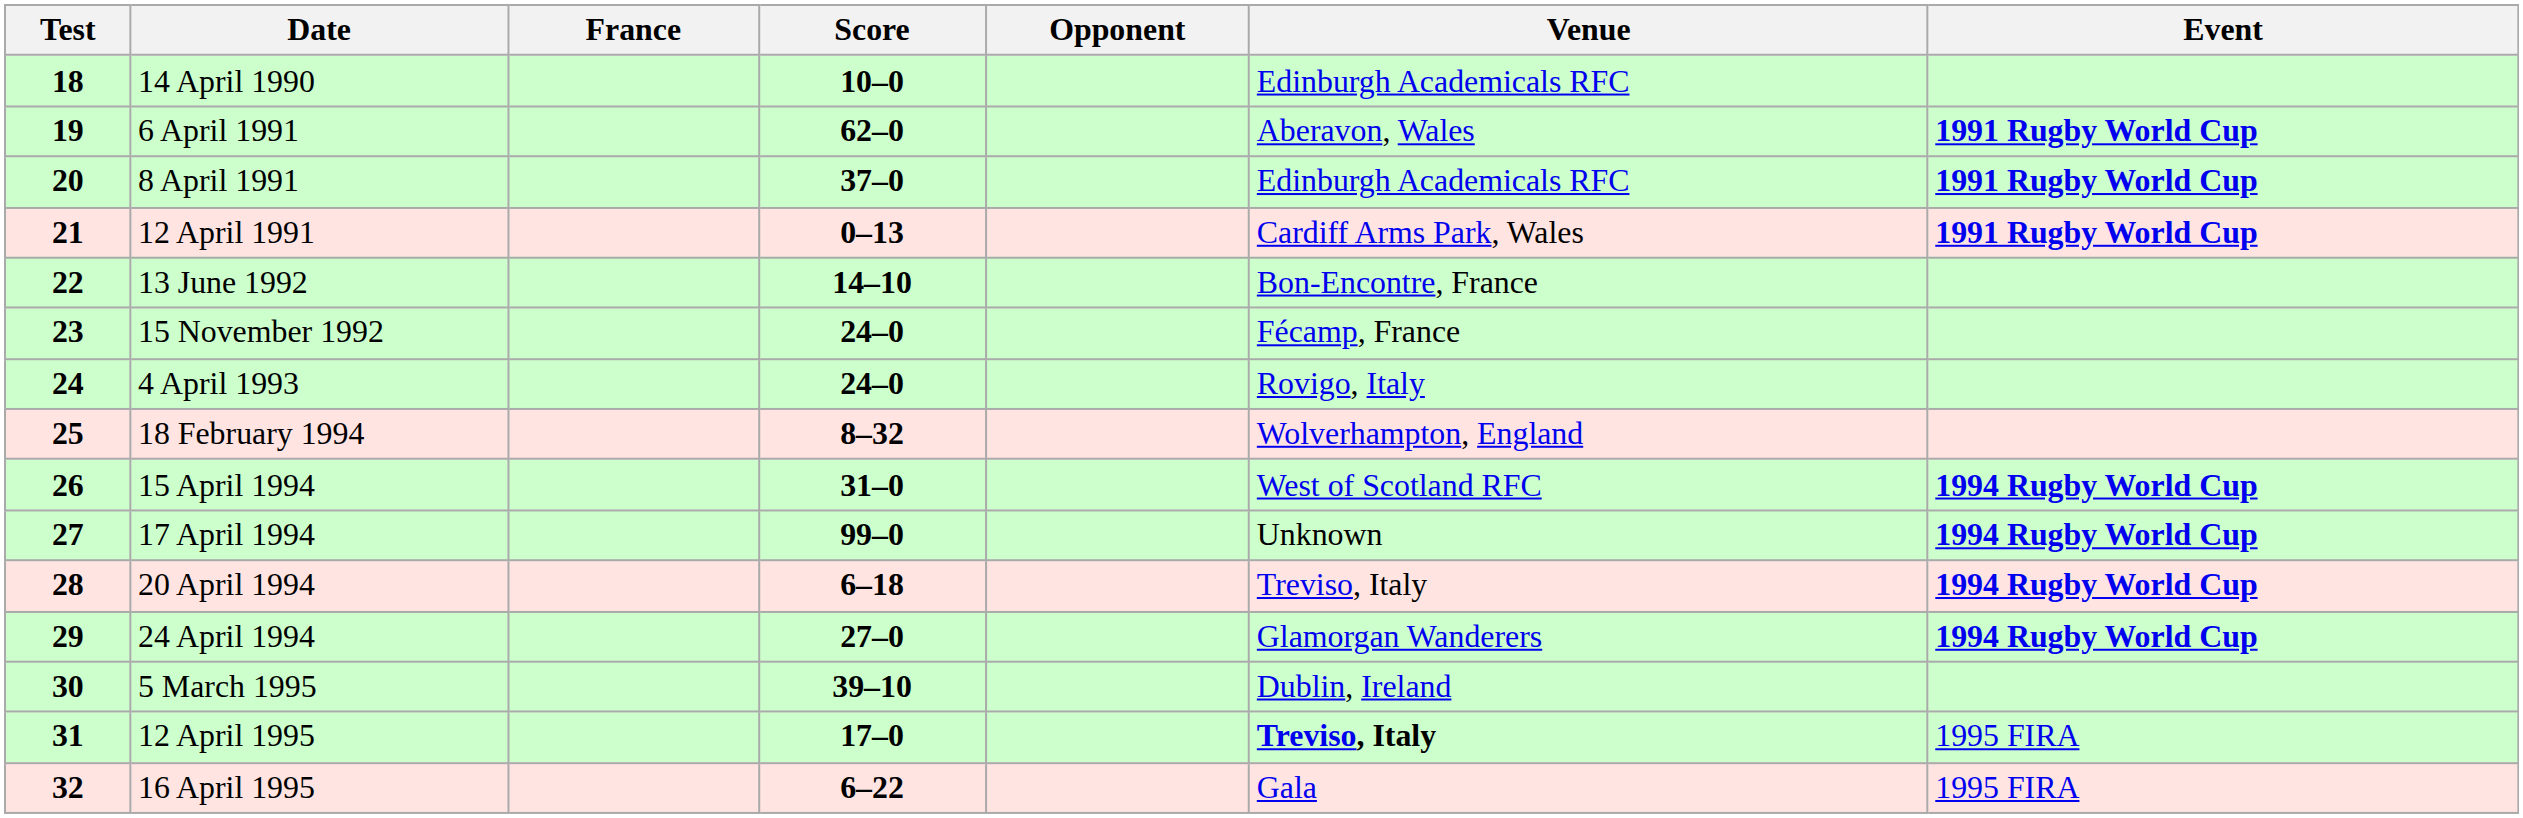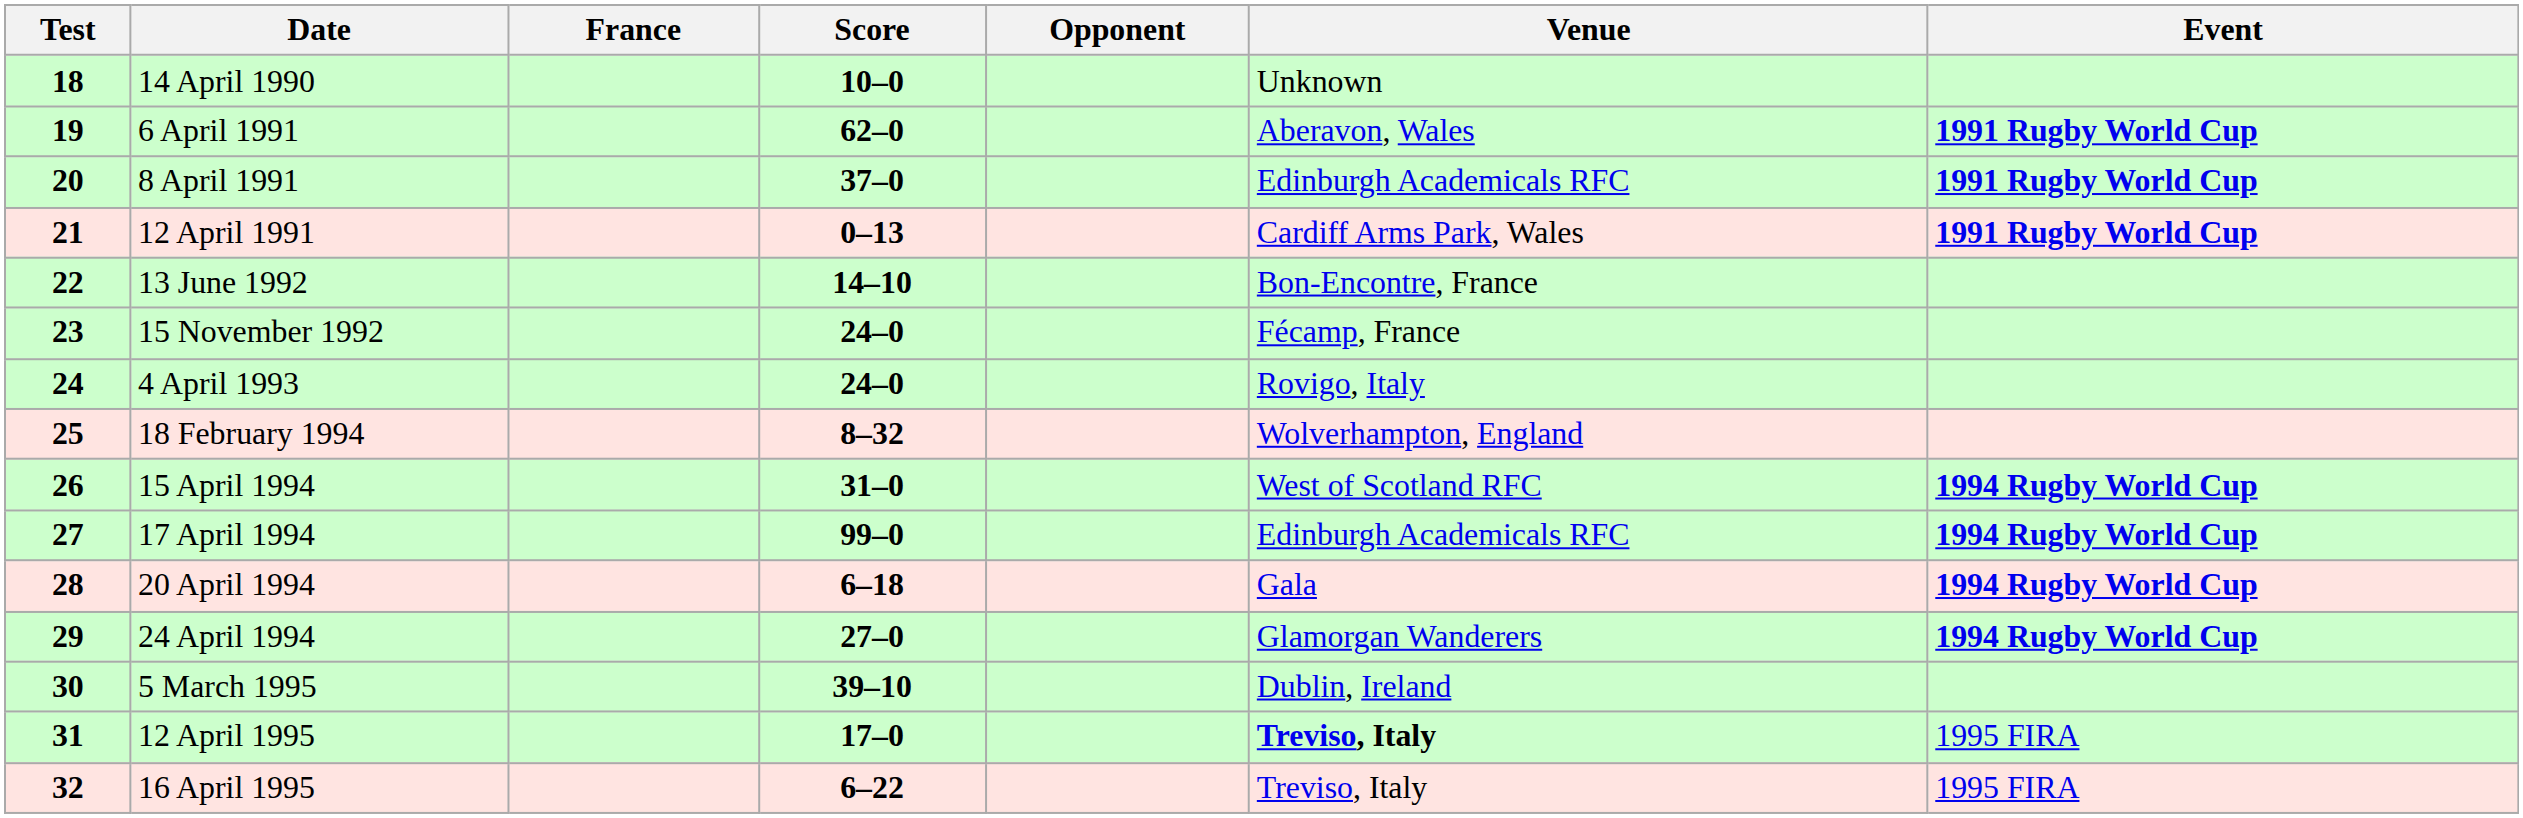(1443, 80) Edinburgh Academicals RFC -> (1320, 80) Unknown
(1320, 534) Unknown -> (1443, 534) Edinburgh Academicals RFC
(1342, 585) Treviso, Italy -> (1287, 585) Gala
(1287, 787) Gala -> (1342, 787) Treviso, Italy
